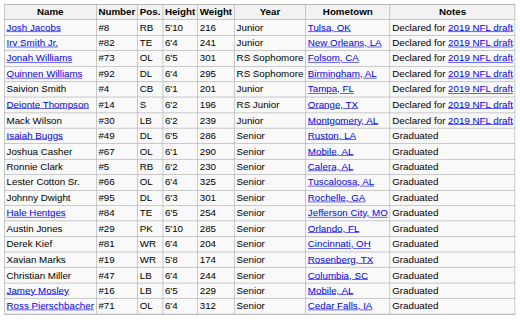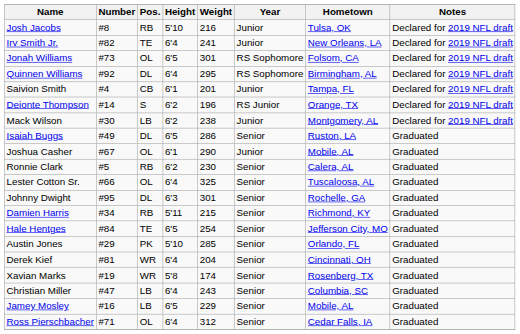(208, 120) 239 -> (208, 120) 238
(251, 151) Senior -> (250, 151) Junior
+ row: (38, 213)
(208, 275) 244 -> (208, 290) 243
